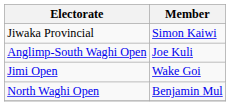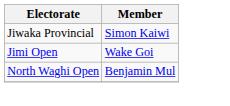- row: (77, 52)
